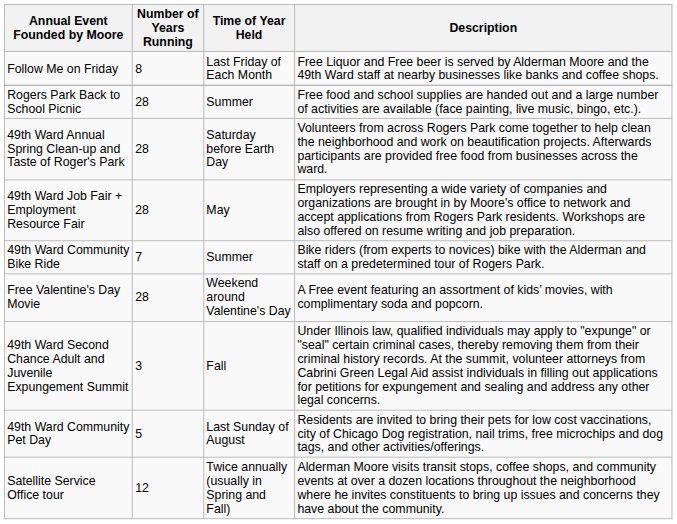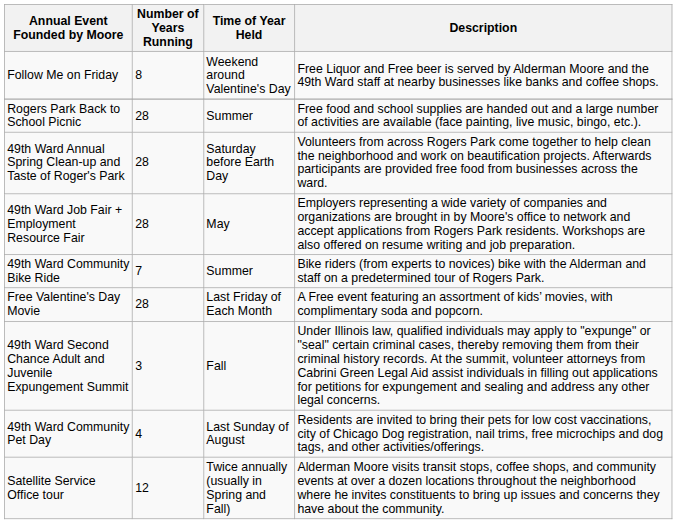(244, 68) Last Friday of Each Month -> (249, 75) Weekend around Valentine's Day
(249, 297) Weekend around Valentine's Day -> (244, 304) Last Friday of Each Month
(139, 433) 5 -> (139, 433) 4
